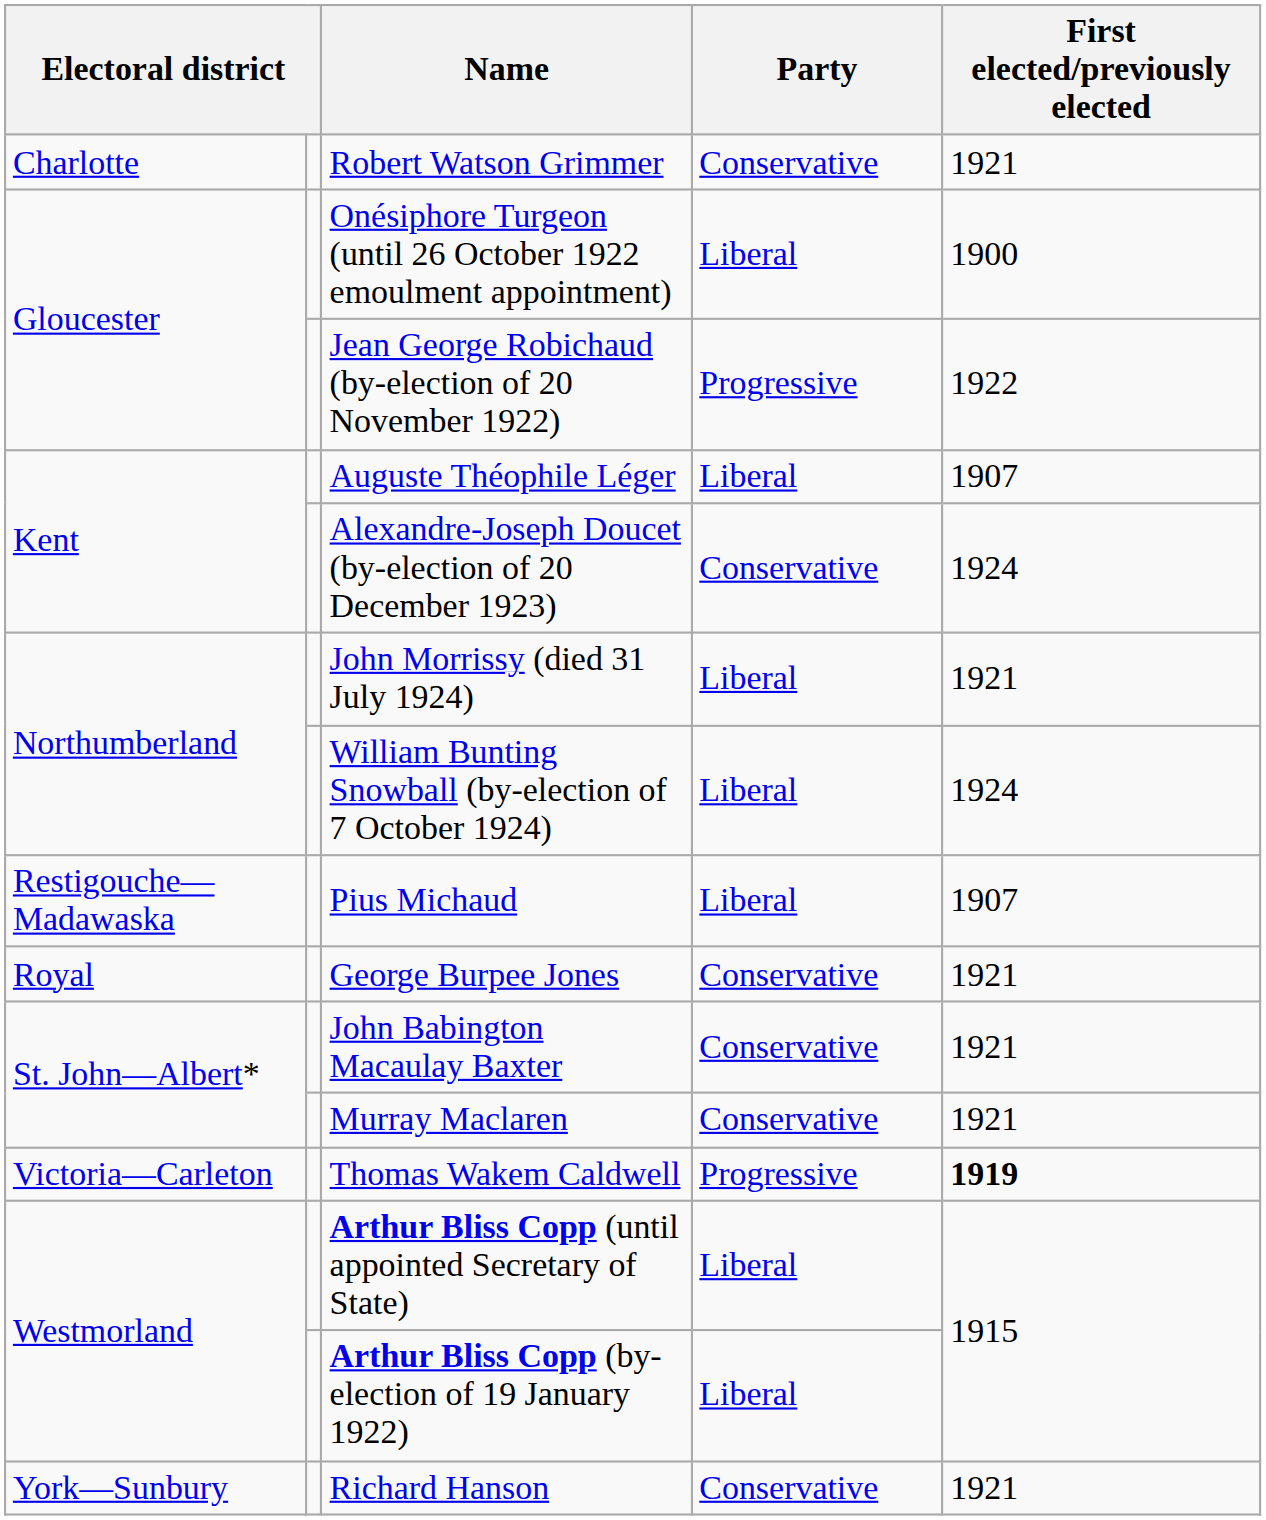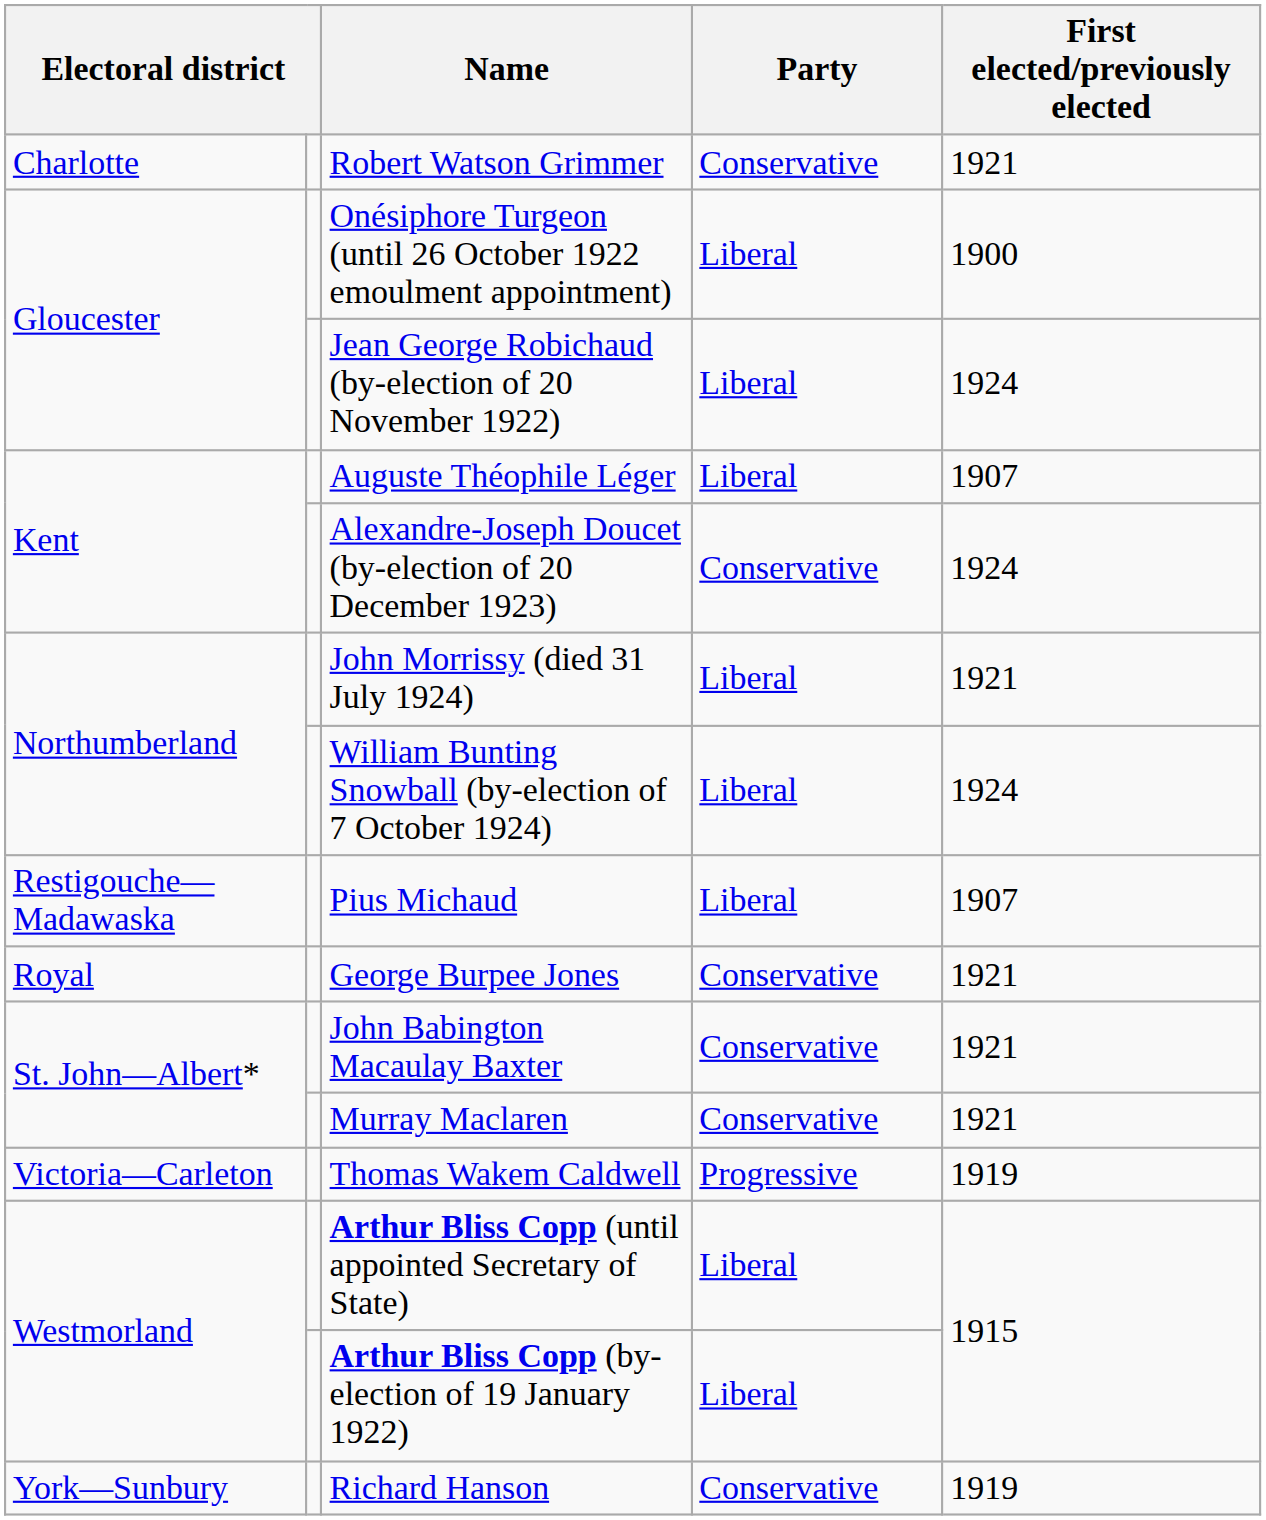(778, 383) Progressive -> (748, 383) Liberal
(984, 383) 1922 -> (984, 383) 1924
(984, 1173) bold -> (984, 1173) normal
(984, 1487) 1921 -> (984, 1487) 1919
